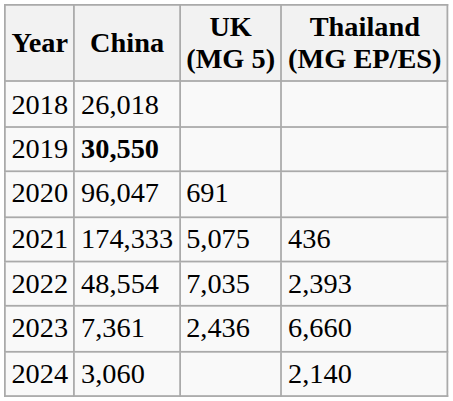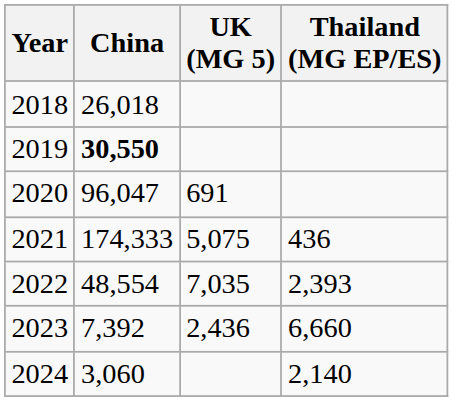(113, 328) 7,361 -> (113, 328) 7,392
